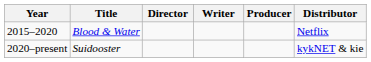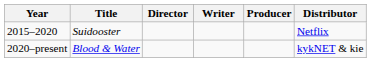(106, 31) Blood & Water -> (96, 31) Suidooster
(96, 48) Suidooster -> (106, 48) Blood & Water
